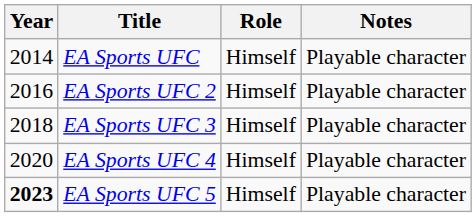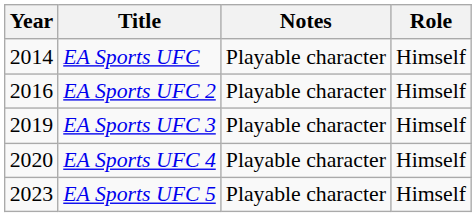columns swapped: (261, 21) <-> (386, 21)
(31, 125) 2018 -> (31, 125) 2019
(31, 194) bold -> (31, 194) normal
